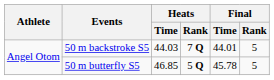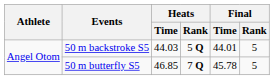(195, 48) 7 Q -> (195, 48) 5 Q
(195, 66) 5 Q -> (195, 66) 7 Q
